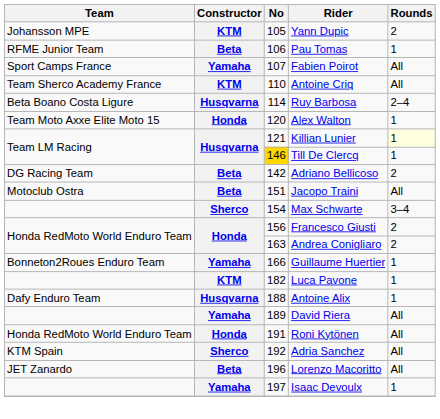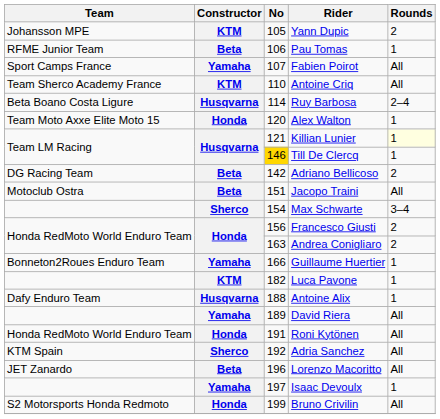+ row: (325, 404)
